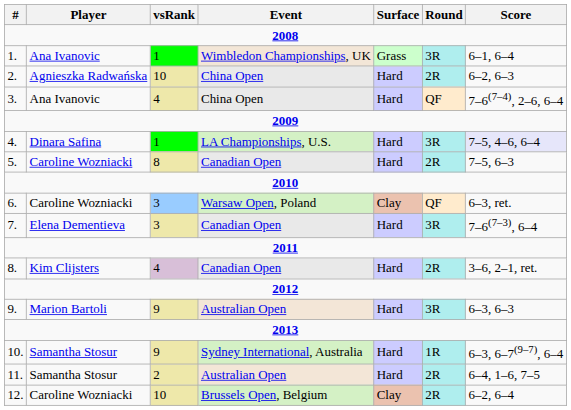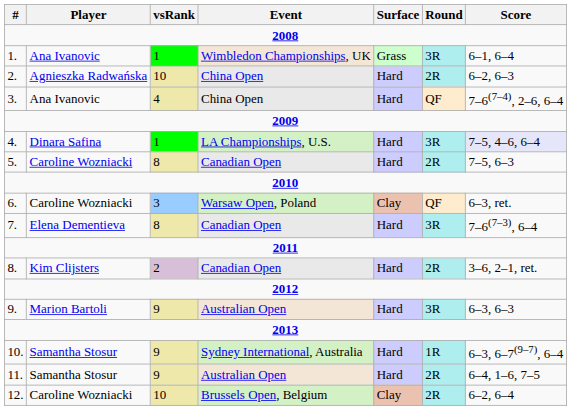(156, 225) 3 -> (156, 225) 8
(156, 268) 4 -> (156, 268) 2
(156, 374) 2 -> (156, 374) 9
